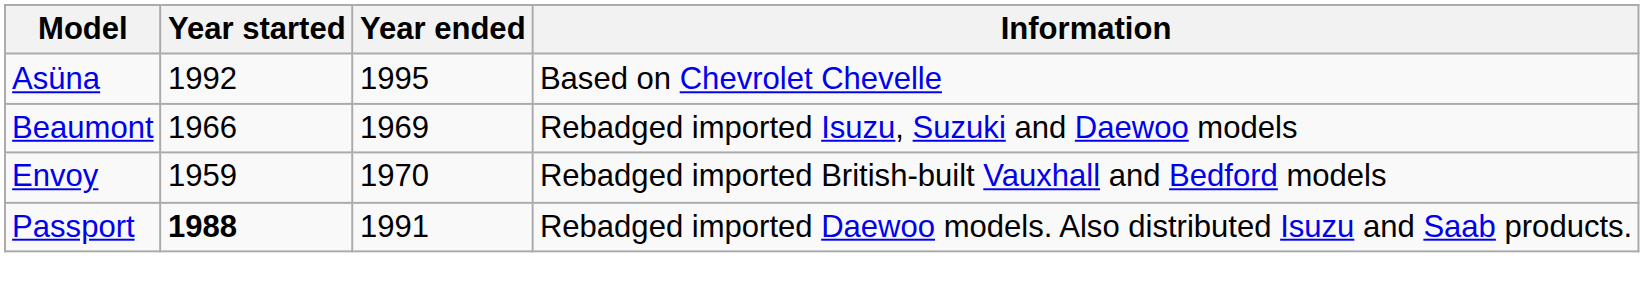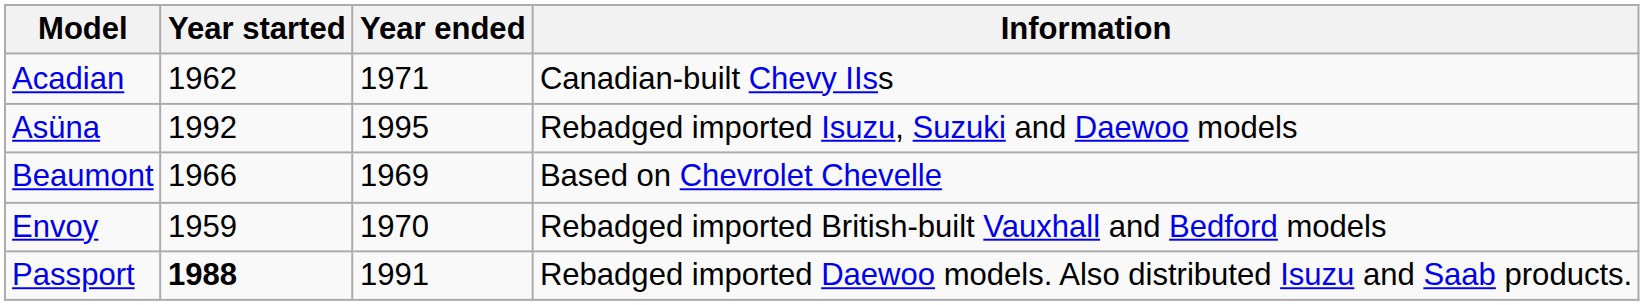+ row: (68, 78)
(741, 78) Based on Chevrolet Chevelle -> (919, 127) Rebadged imported Isuzu, Suzuki and Daewoo models
(919, 127) Rebadged imported Isuzu, Suzuki and Daewoo models -> (741, 176) Based on Chevrolet Chevelle
